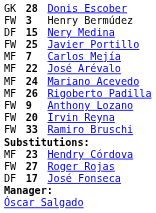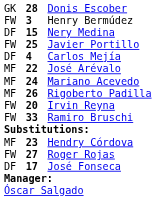(10, 57) MF -> (10, 57) DF
(29, 57) 7 -> (29, 57) 4
- row: (90, 106)
